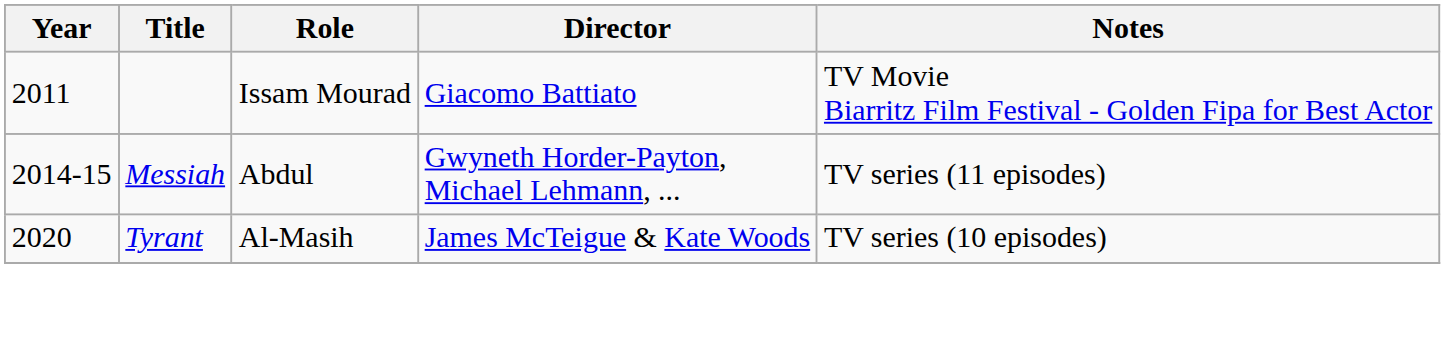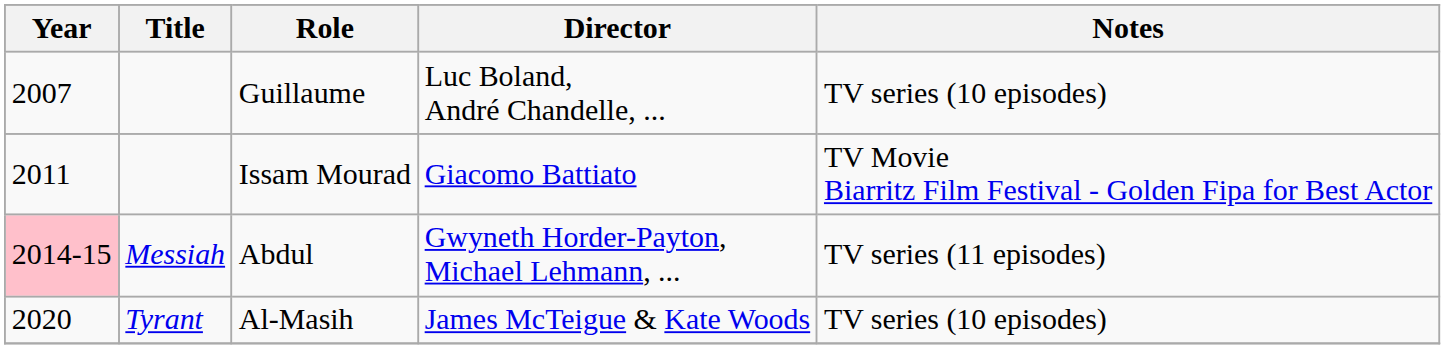+ row: (302, 92)
(62, 173) no background -> (62, 254) pink background
